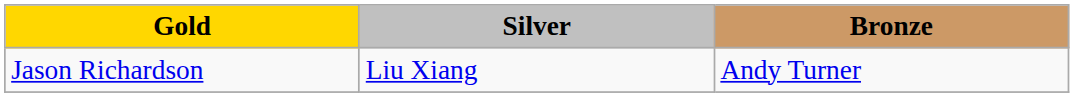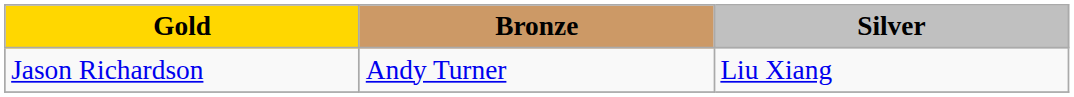columns swapped: (537, 26) <-> (891, 26)
